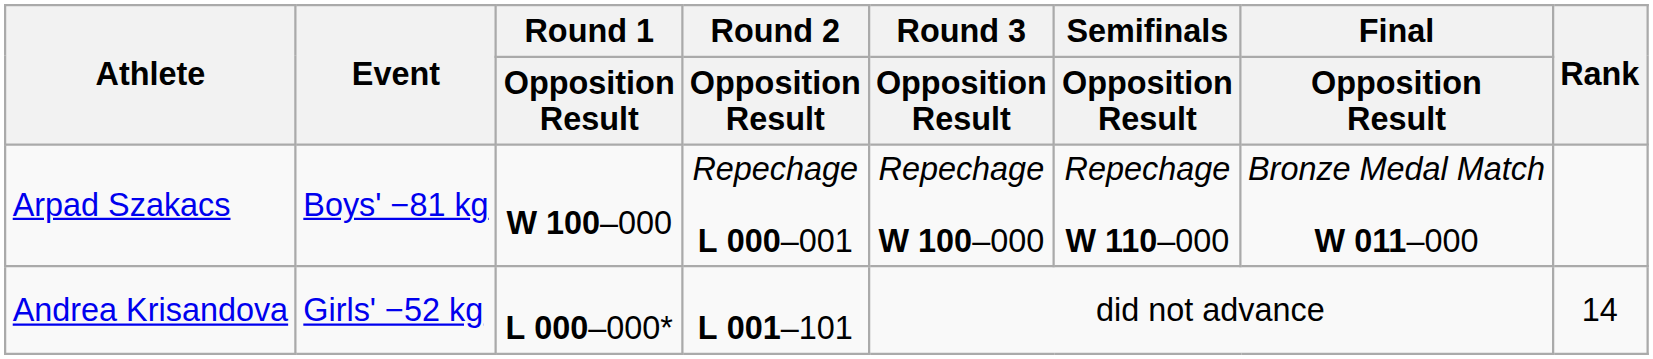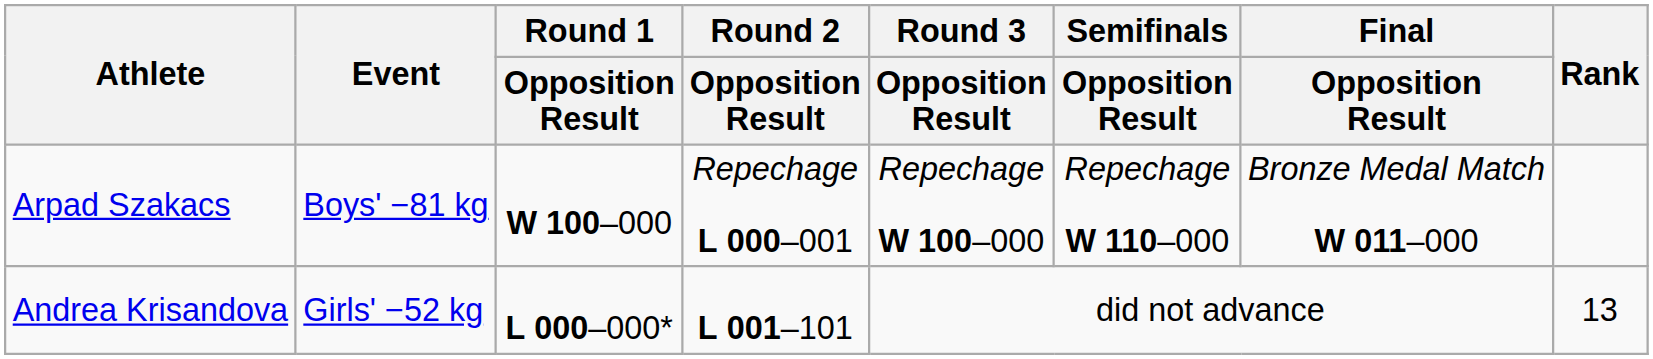(1600, 311) 14 -> (1600, 311) 13
